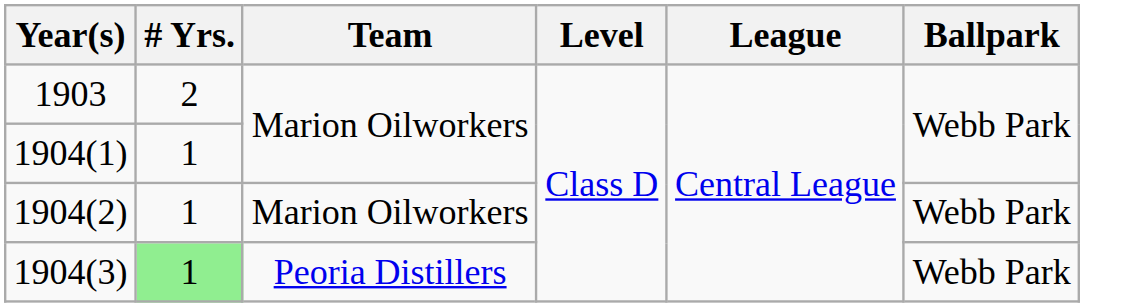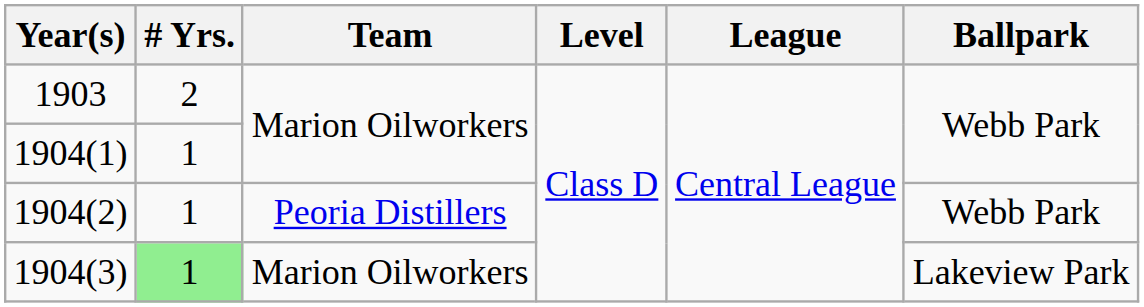(390, 212) Marion Oilworkers -> (390, 212) Peoria Distillers
(390, 271) Peoria Distillers -> (390, 271) Marion Oilworkers
(992, 271) Webb Park -> (1021, 271) Lakeview Park
